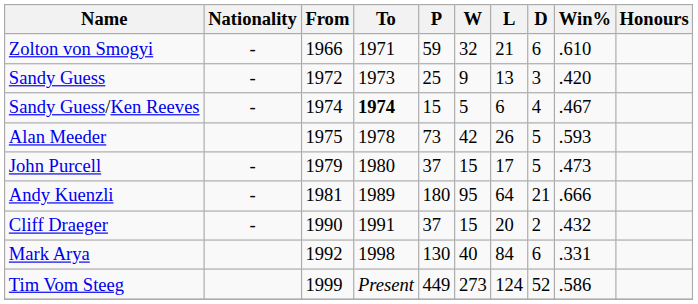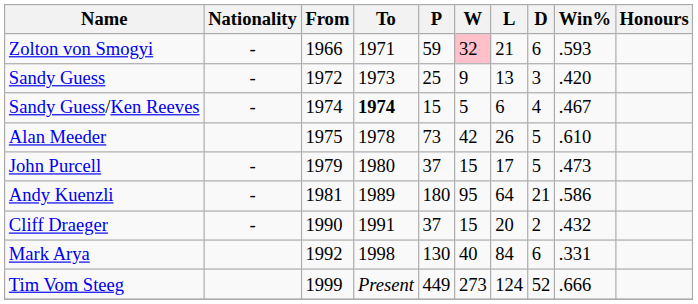(468, 48) no background -> (468, 48) pink background
(575, 48) .610 -> (575, 48) .593
(575, 136) .593 -> (575, 136) .610
(575, 195) .666 -> (575, 195) .586
(575, 284) .586 -> (575, 284) .666
